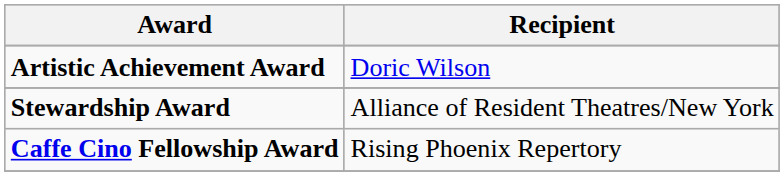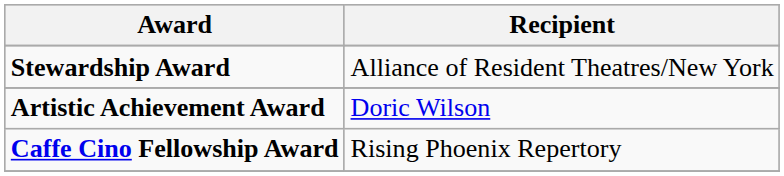rows swapped: (168, 66) <-> (120, 107)
